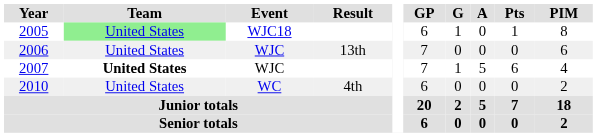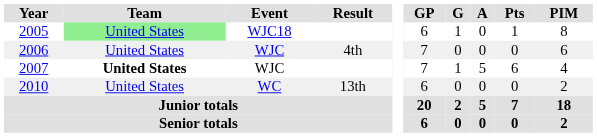(353, 50) 13th -> (353, 50) 4th
(353, 86) 4th -> (353, 86) 13th
